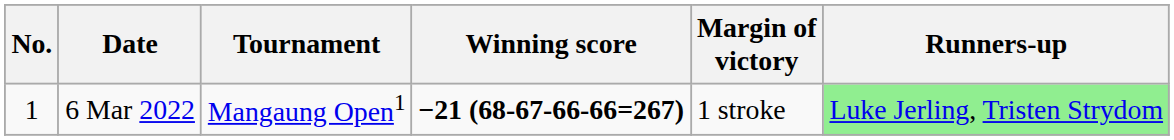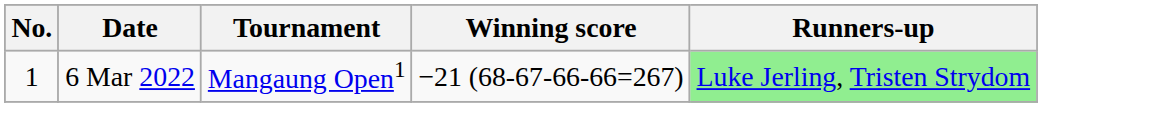- column: (757, 44)
(551, 109) bold -> (551, 76) normal
